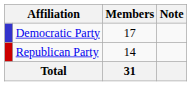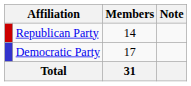rows swapped: (58, 33) <-> (57, 52)
